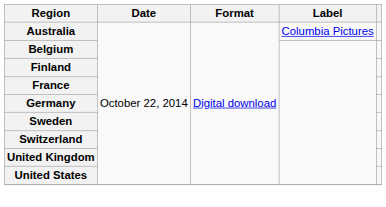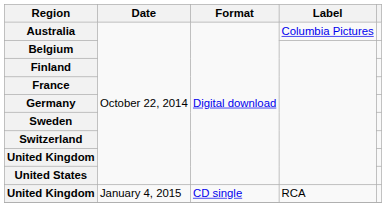+ row: (51, 193)
